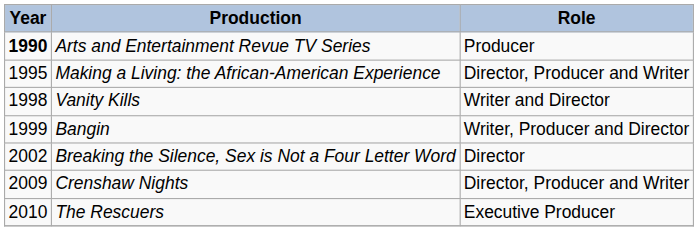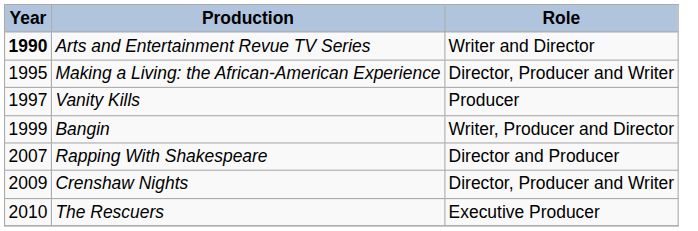(499, 45) Producer -> (522, 45) Writer and Director
(28, 101) 1998 -> (28, 101) 1997
(537, 101) Writer and Director -> (484, 101) Producer
- row: (256, 156)
+ row: (161, 156)
